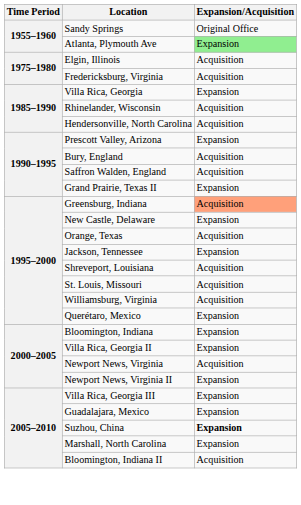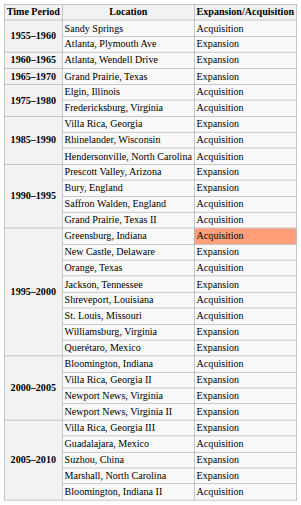(227, 28) Original Office -> (220, 28) Acquisition
(218, 44) lightgreen background -> (218, 44) no background
+ row: (111, 60)
+ row: (106, 76)
(220, 156) Acquisition -> (218, 188) Expansion
(218, 188) Expansion -> (220, 220) Acquisition
(220, 300) Acquisition -> (218, 332) Expansion
(218, 332) Expansion -> (220, 364) Acquisition
(220, 364) Acquisition -> (218, 396) Expansion
(218, 412) Expansion -> (220, 444) Acquisition
(219, 428) bold -> (218, 460) normal
